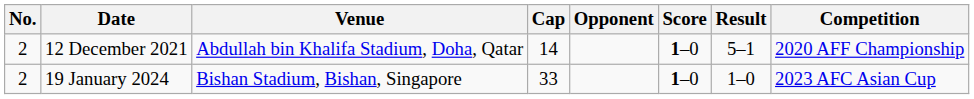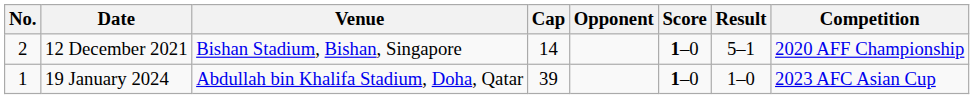(360, 49) Abdullah bin Khalifa Stadium, Doha, Qatar -> (329, 49) Bishan Stadium, Bishan, Singapore
(23, 78) 2 -> (23, 78) 1
(329, 78) Bishan Stadium, Bishan, Singapore -> (360, 78) Abdullah bin Khalifa Stadium, Doha, Qatar
(548, 78) 33 -> (548, 78) 39
